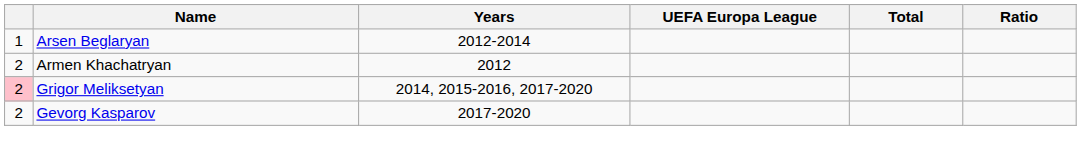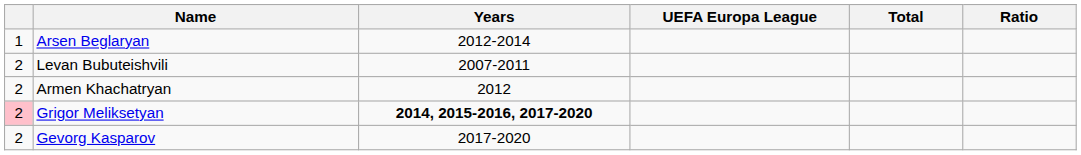+ row: (102, 65)
(494, 89) normal -> (494, 113) bold
